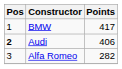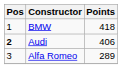(107, 26) 417 -> (107, 26) 418
(107, 56) 282 -> (107, 56) 289
